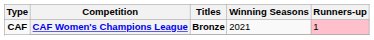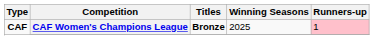(240, 27) 2021 -> (240, 27) 2025
